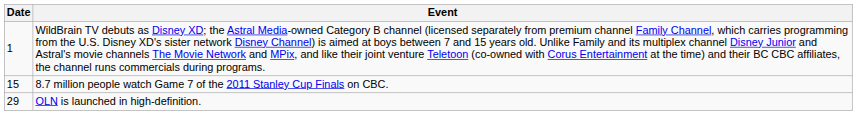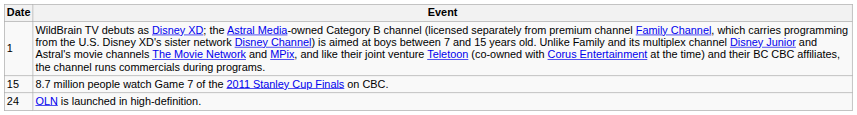(13, 101) 29 -> (13, 101) 24
